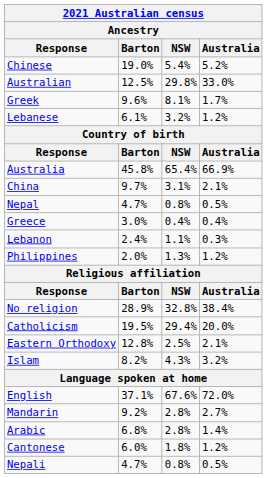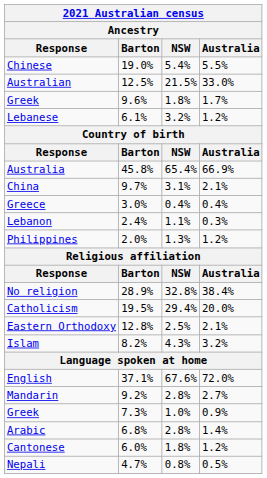(215, 65) 5.2% -> (215, 65) 5.5%
(181, 83) 29.8% -> (181, 83) 21.5%
(178, 100) 8.1% -> (178, 100) 1.8%
- row: (23, 204)
+ row: (23, 413)
